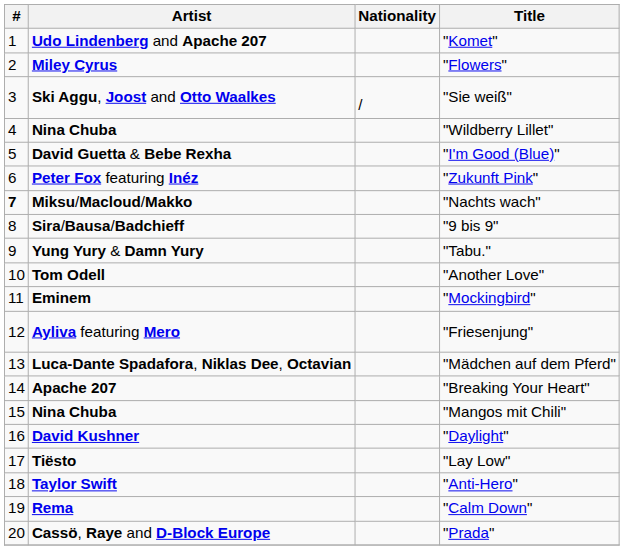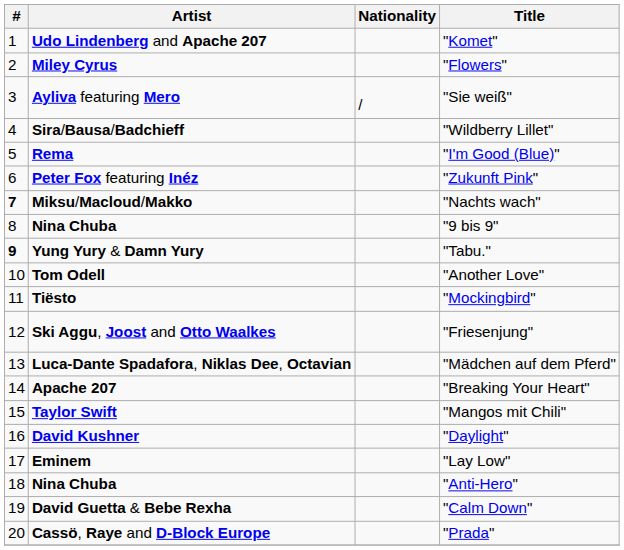(154, 97) Ski Aggu, Joost and Otto Waalkes -> (106, 97) Ayliva featuring Mero
(74, 130) Nina Chuba -> (108, 130) Sira/Bausa/Badchieff
(132, 154) David Guetta & Bebe Rexha -> (53, 154) Rema
(108, 226) Sira/Bausa/Badchieff -> (74, 226) Nina Chuba
(12, 250) normal -> (12, 250) bold
(61, 298) Eminem -> (54, 298) Tiësto
(106, 331) Ayliva featuring Mero -> (154, 331) Ski Aggu, Joost and Otto Waalkes
(74, 412) Nina Chuba -> (74, 412) Taylor Swift
(54, 460) Tiësto -> (61, 460) Eminem
(74, 484) Taylor Swift -> (74, 484) Nina Chuba
(53, 508) Rema -> (132, 508) David Guetta & Bebe Rexha
